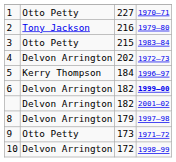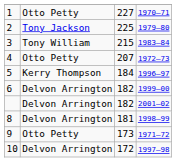(125, 27) 216 -> (125, 27) 225
(50, 42) Otto Petty -> (56, 42) Tony William
(67, 58) Delvon Arrington -> (50, 58) Otto Petty
(125, 58) 202 -> (125, 58) 207
(154, 88) bold -> (154, 88) normal
(125, 119) 179 -> (125, 119) 181
(154, 119) 1997–98 -> (154, 119) 1998–99
(154, 149) 1998–99 -> (154, 149) 1997–98
